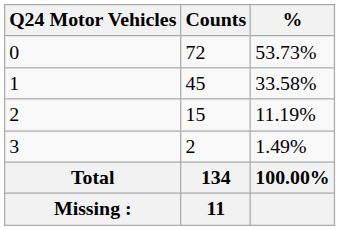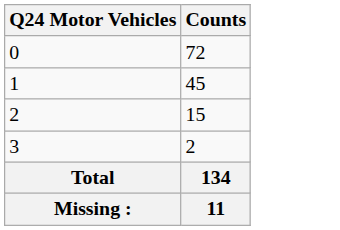- column: (292, 20)
